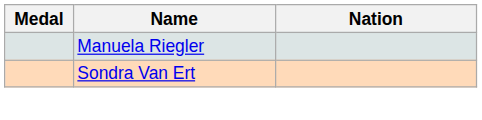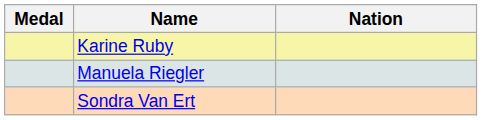+ row: (125, 46)
